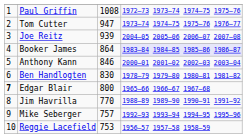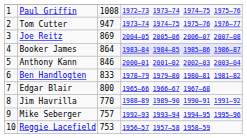(107, 37) 939 -> (107, 37) 869
(107, 75) 830 -> (107, 75) 833
(9, 88) bold -> (9, 88) normal
